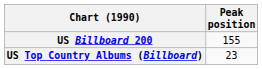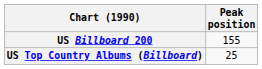(232, 56) 23 -> (232, 56) 25
